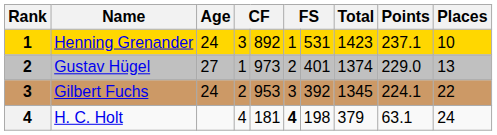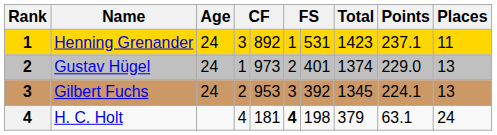(446, 42) 10 -> (445, 42) 11
(209, 67) 27 -> (209, 67) 24
(446, 92) 22 -> (446, 92) 13
